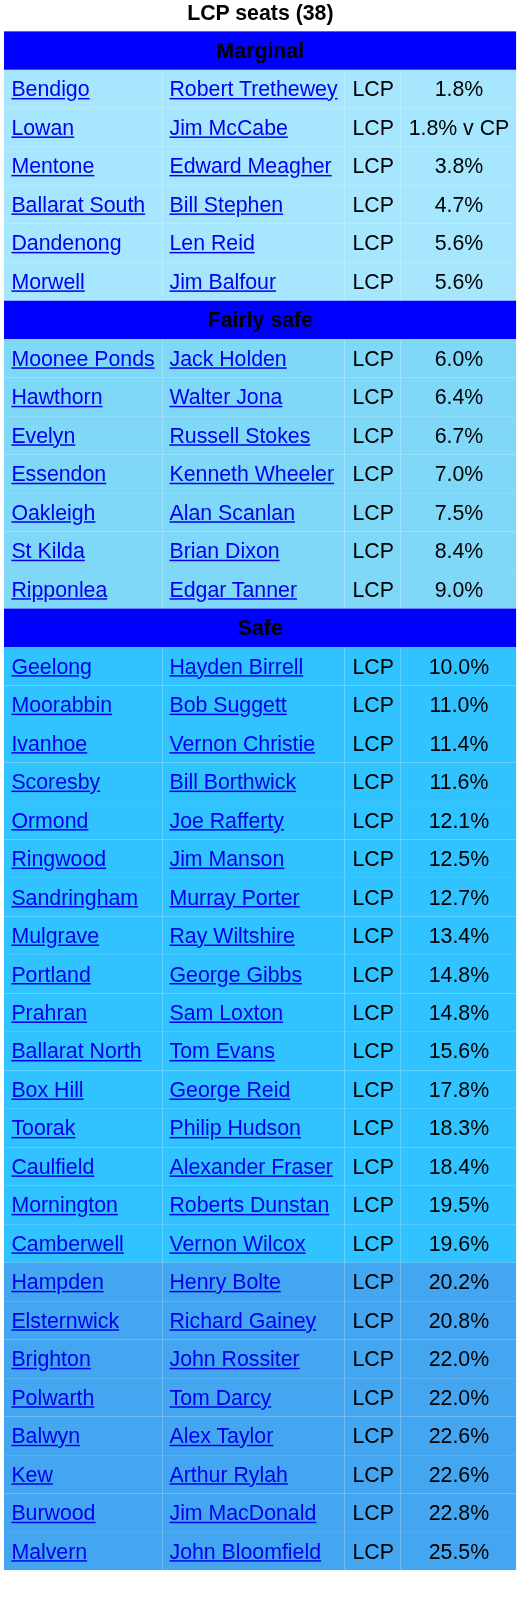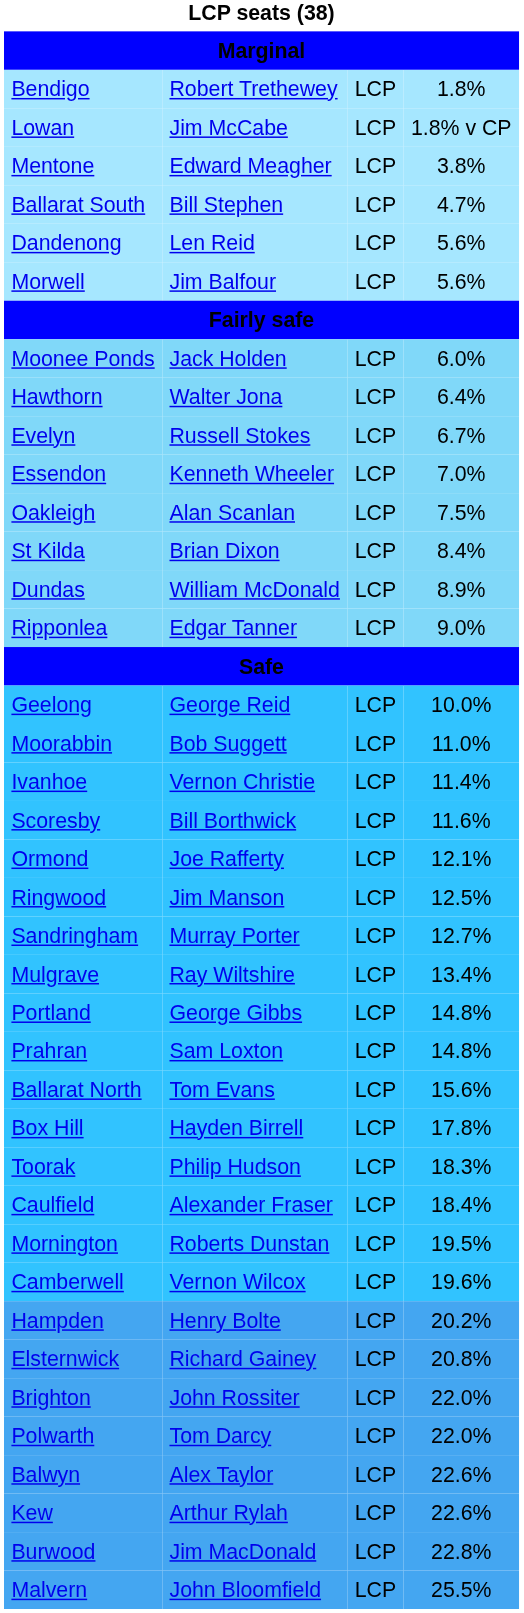+ row: (48, 589)
(236, 666) Hayden Birrell -> (230, 704) George Reid
(230, 1089) George Reid -> (236, 1128) Hayden Birrell
